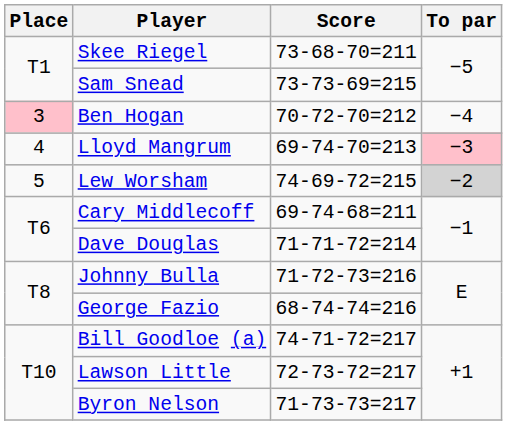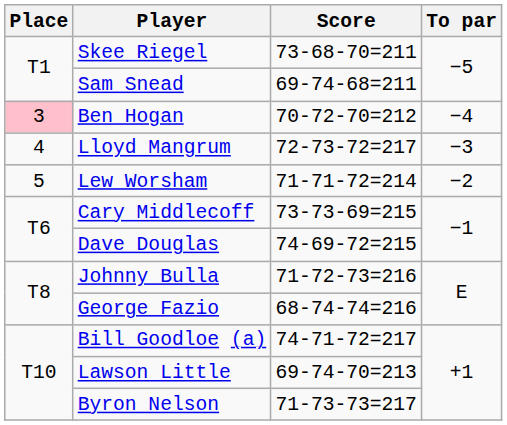(346, 85) 73-73-69=215 -> (346, 85) 69-74-68=211
(346, 149) 69-74-70=213 -> (346, 149) 72-73-72=217
(462, 149) pink background -> (462, 149) no background
(346, 181) 74-69-72=215 -> (346, 181) 71-71-72=214
(462, 181) lightgrey background -> (462, 181) no background
(346, 213) 69-74-68=211 -> (346, 213) 73-73-69=215
(346, 245) 71-71-72=214 -> (346, 245) 74-69-72=215
(346, 373) 72-73-72=217 -> (346, 373) 69-74-70=213
